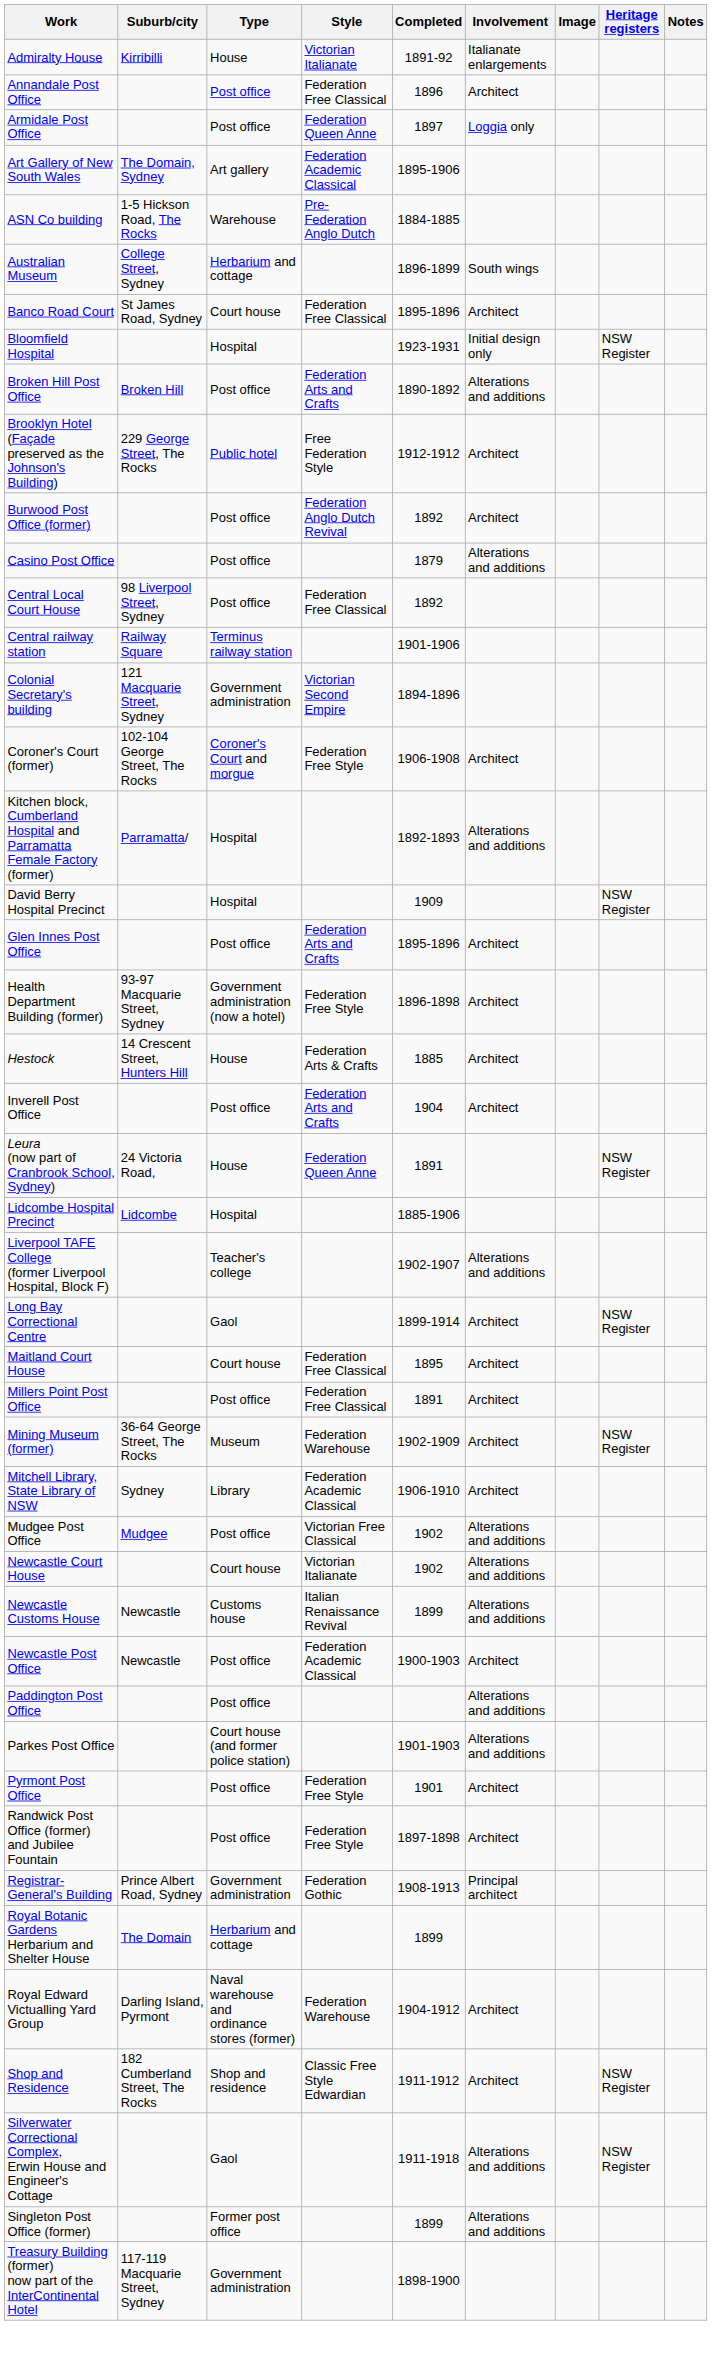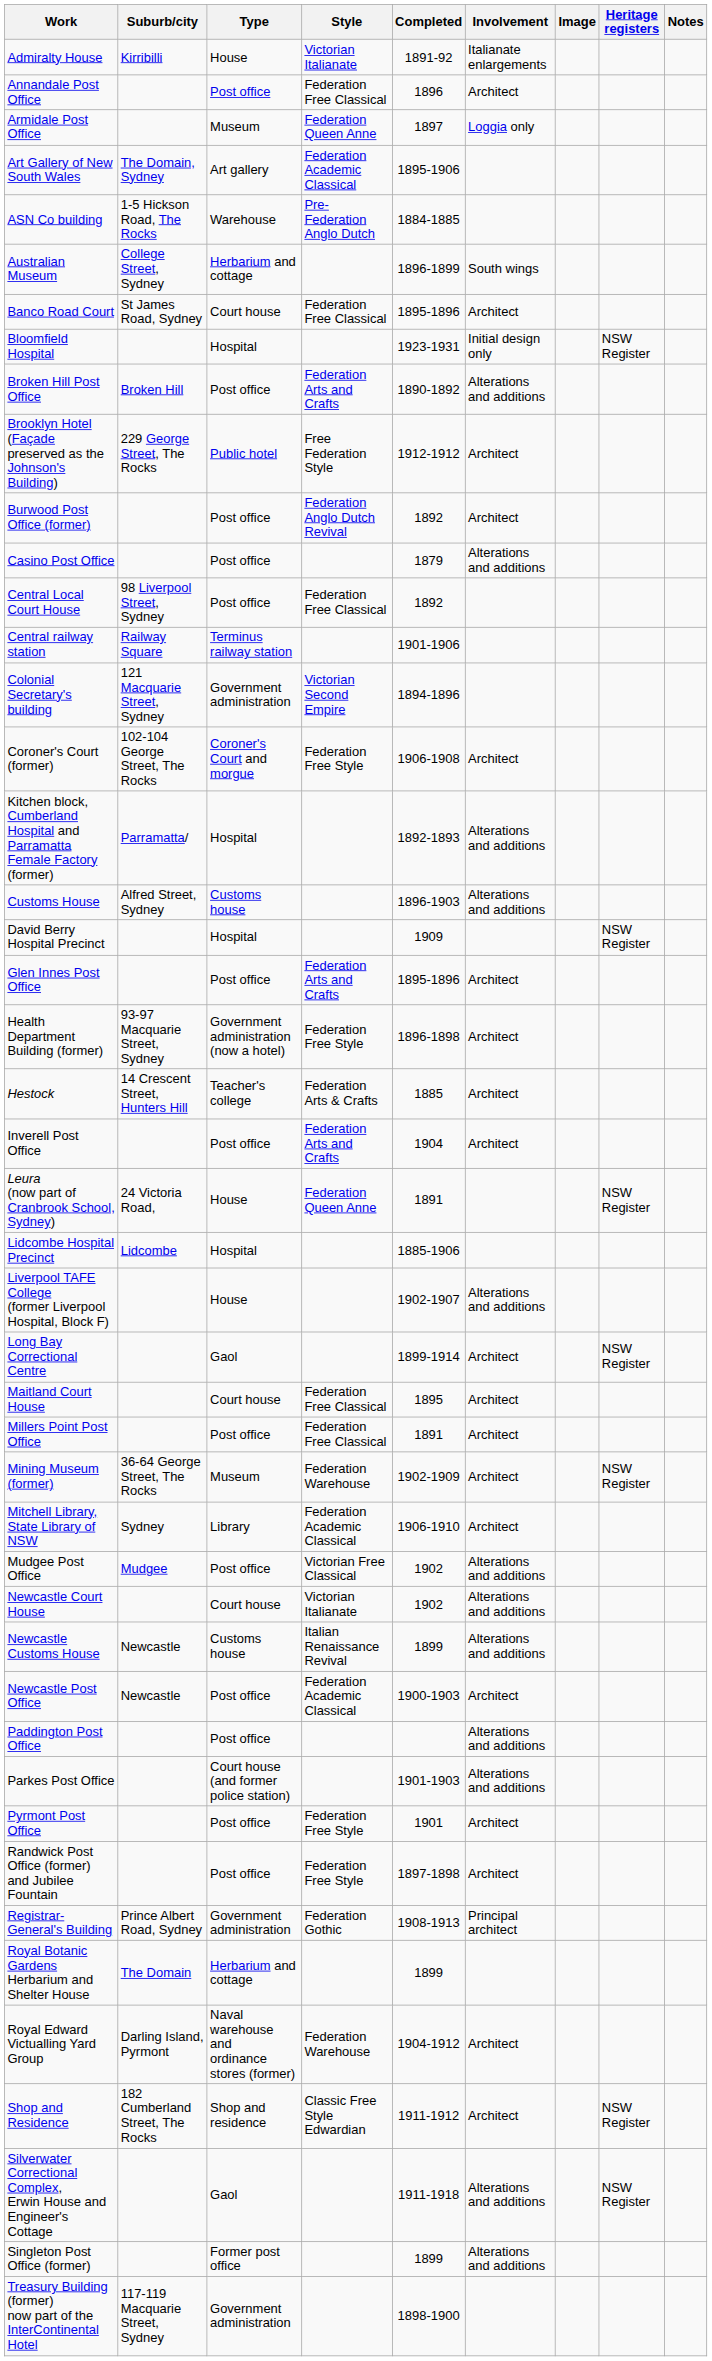(240, 127) Post office -> (235, 127) Museum
+ row: (53, 902)
(229, 1058) House -> (238, 1093) Teacher's college
(238, 1264) Teacher's college -> (229, 1300) House
